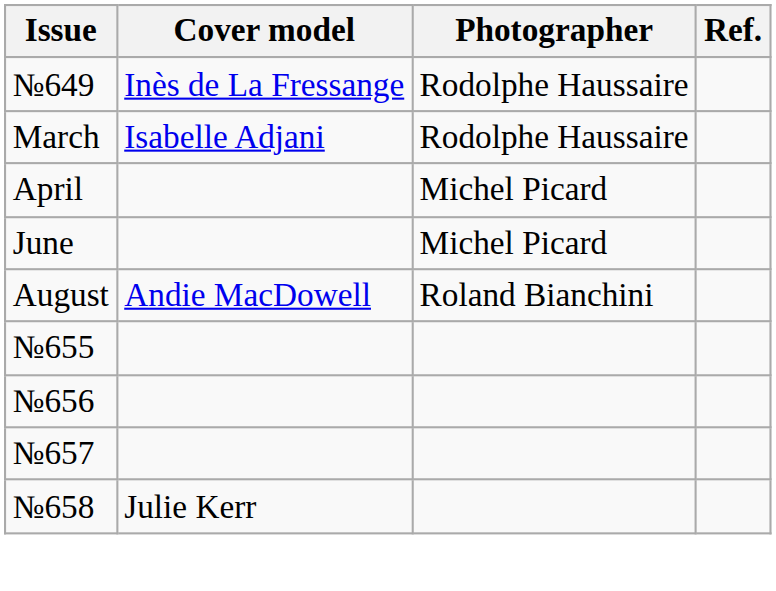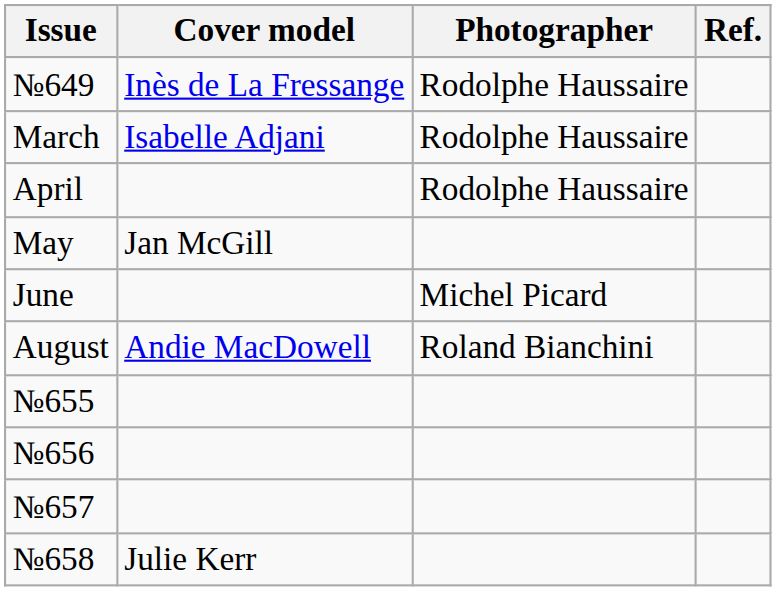(513, 189) Michel Picard -> (554, 189) Rodolphe Haussaire
+ row: (43, 242)
